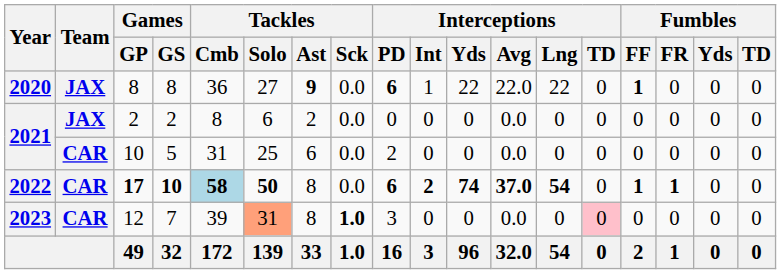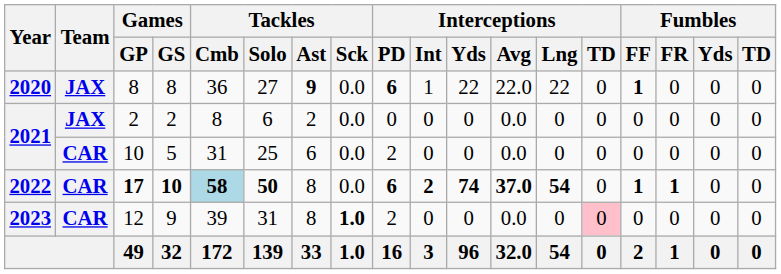(171, 218) 7 -> (171, 218) 9
(268, 218) lightsalmon background -> (268, 218) no background
(392, 218) 3 -> (392, 218) 2
